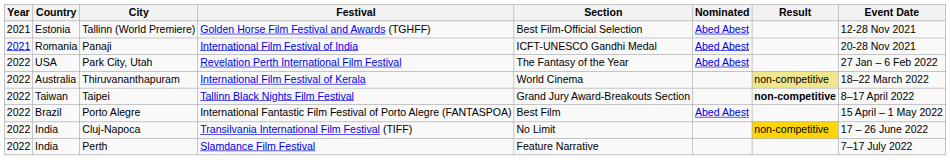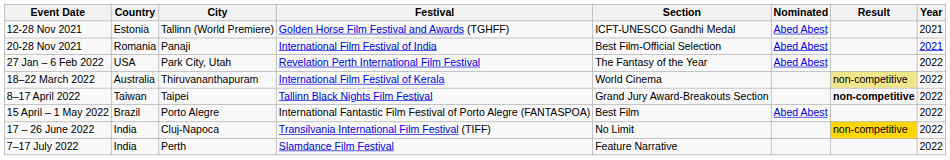columns swapped: (19, 12) <-> (892, 12)
(579, 29) Best Film-Official Selection -> (665, 29) ICFT-UNESCO Gandhi Medal
(587, 46) ICFT-UNESCO Gandhi Medal -> (658, 46) Best Film-Official Selection
